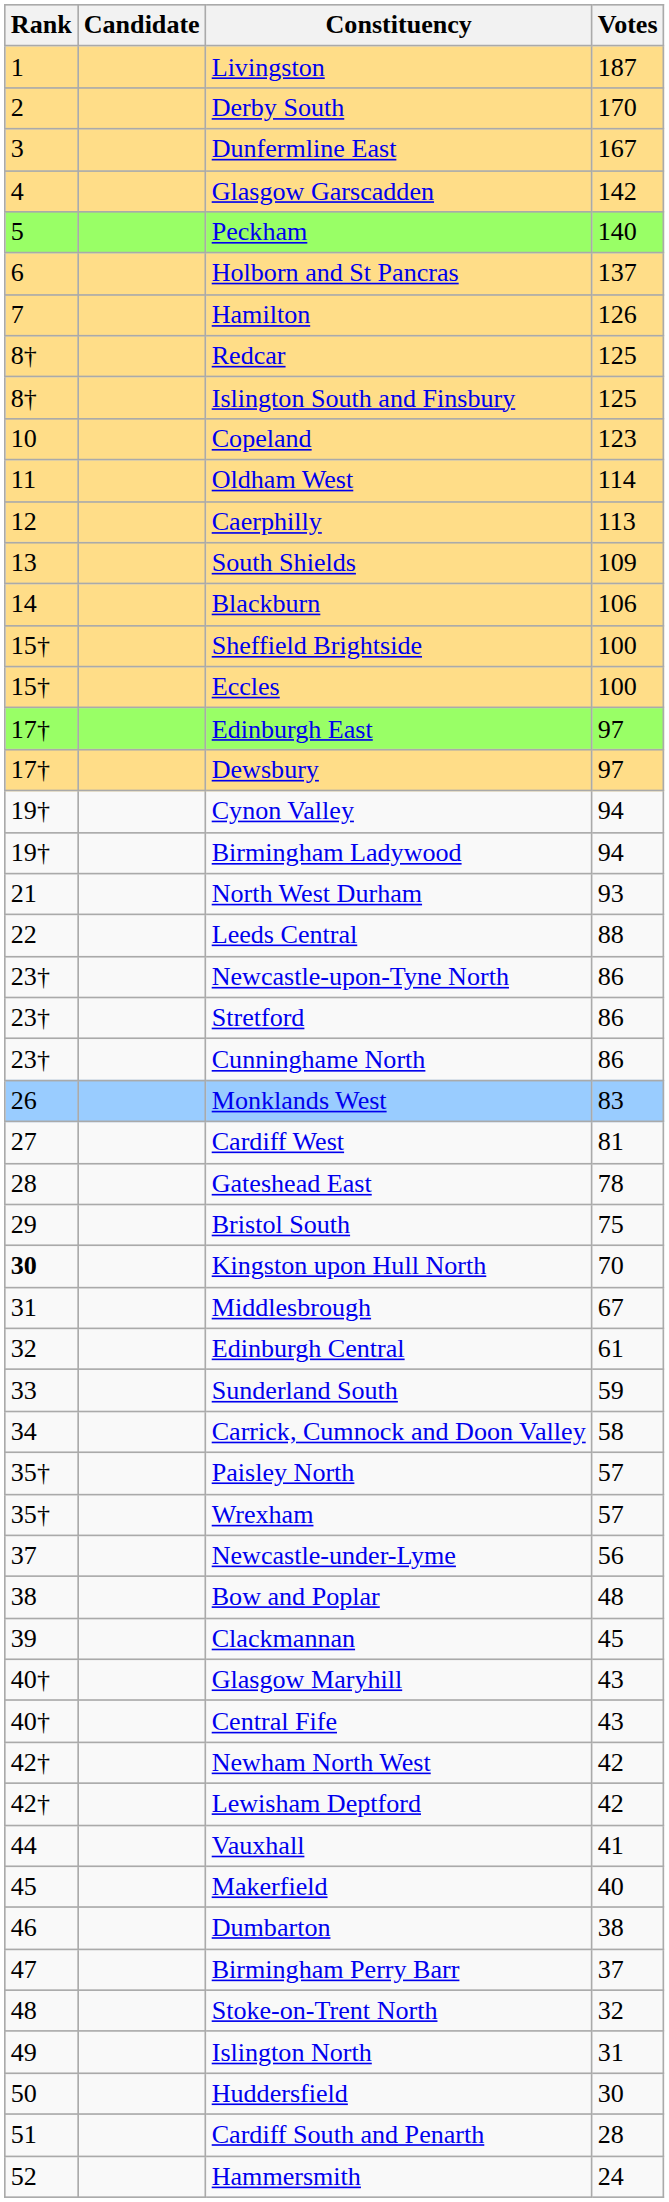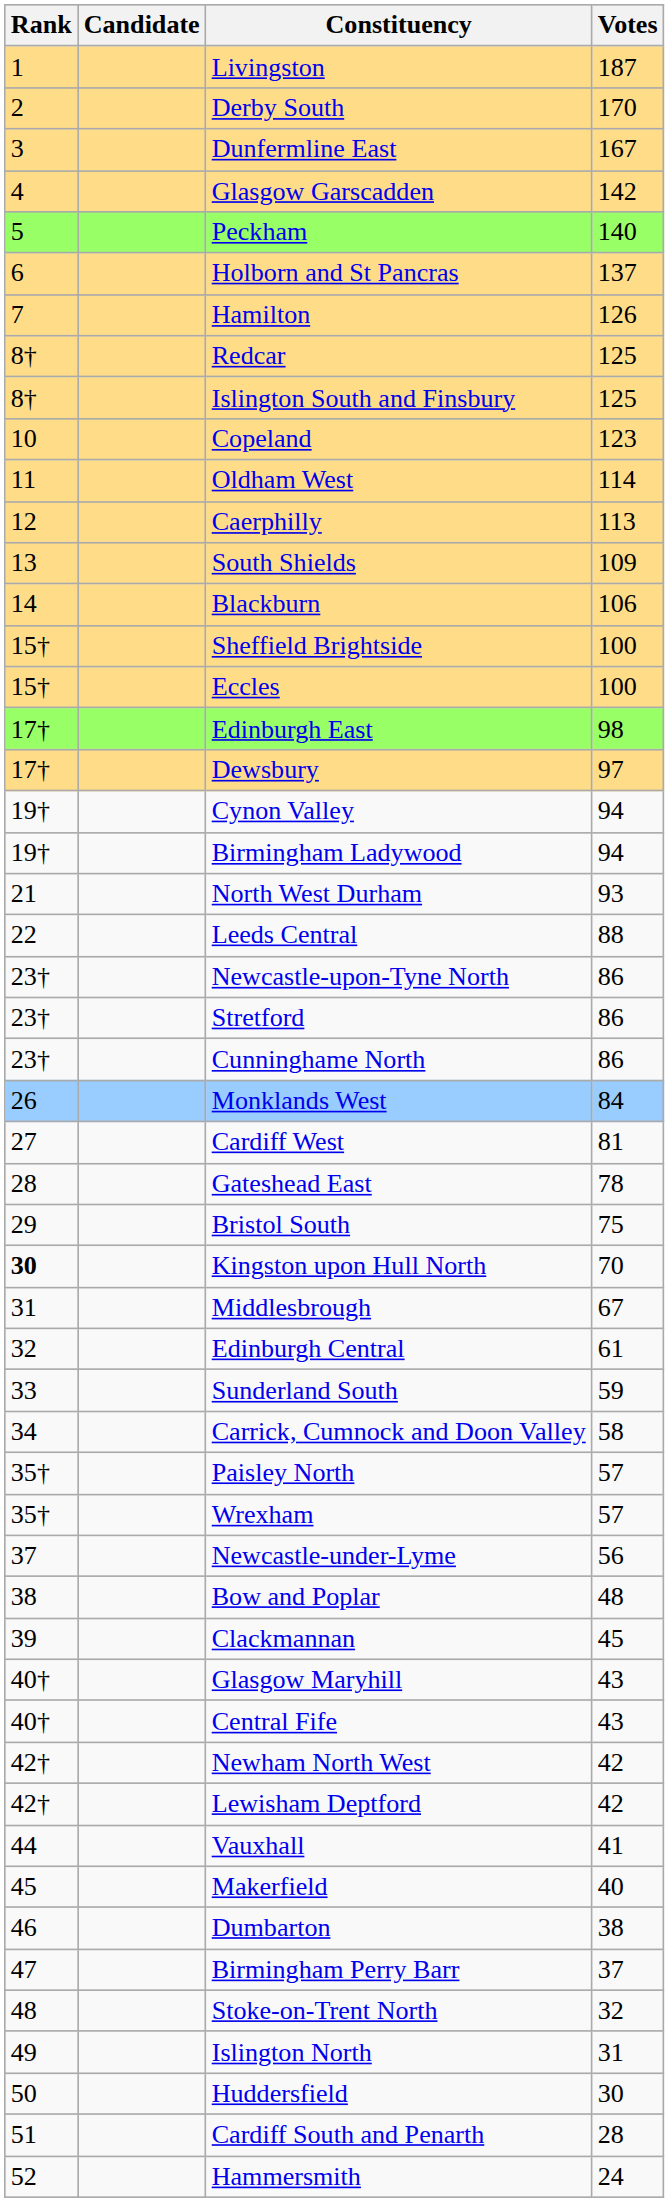(611, 728) 97 -> (611, 728) 98
(611, 1100) 83 -> (611, 1100) 84
